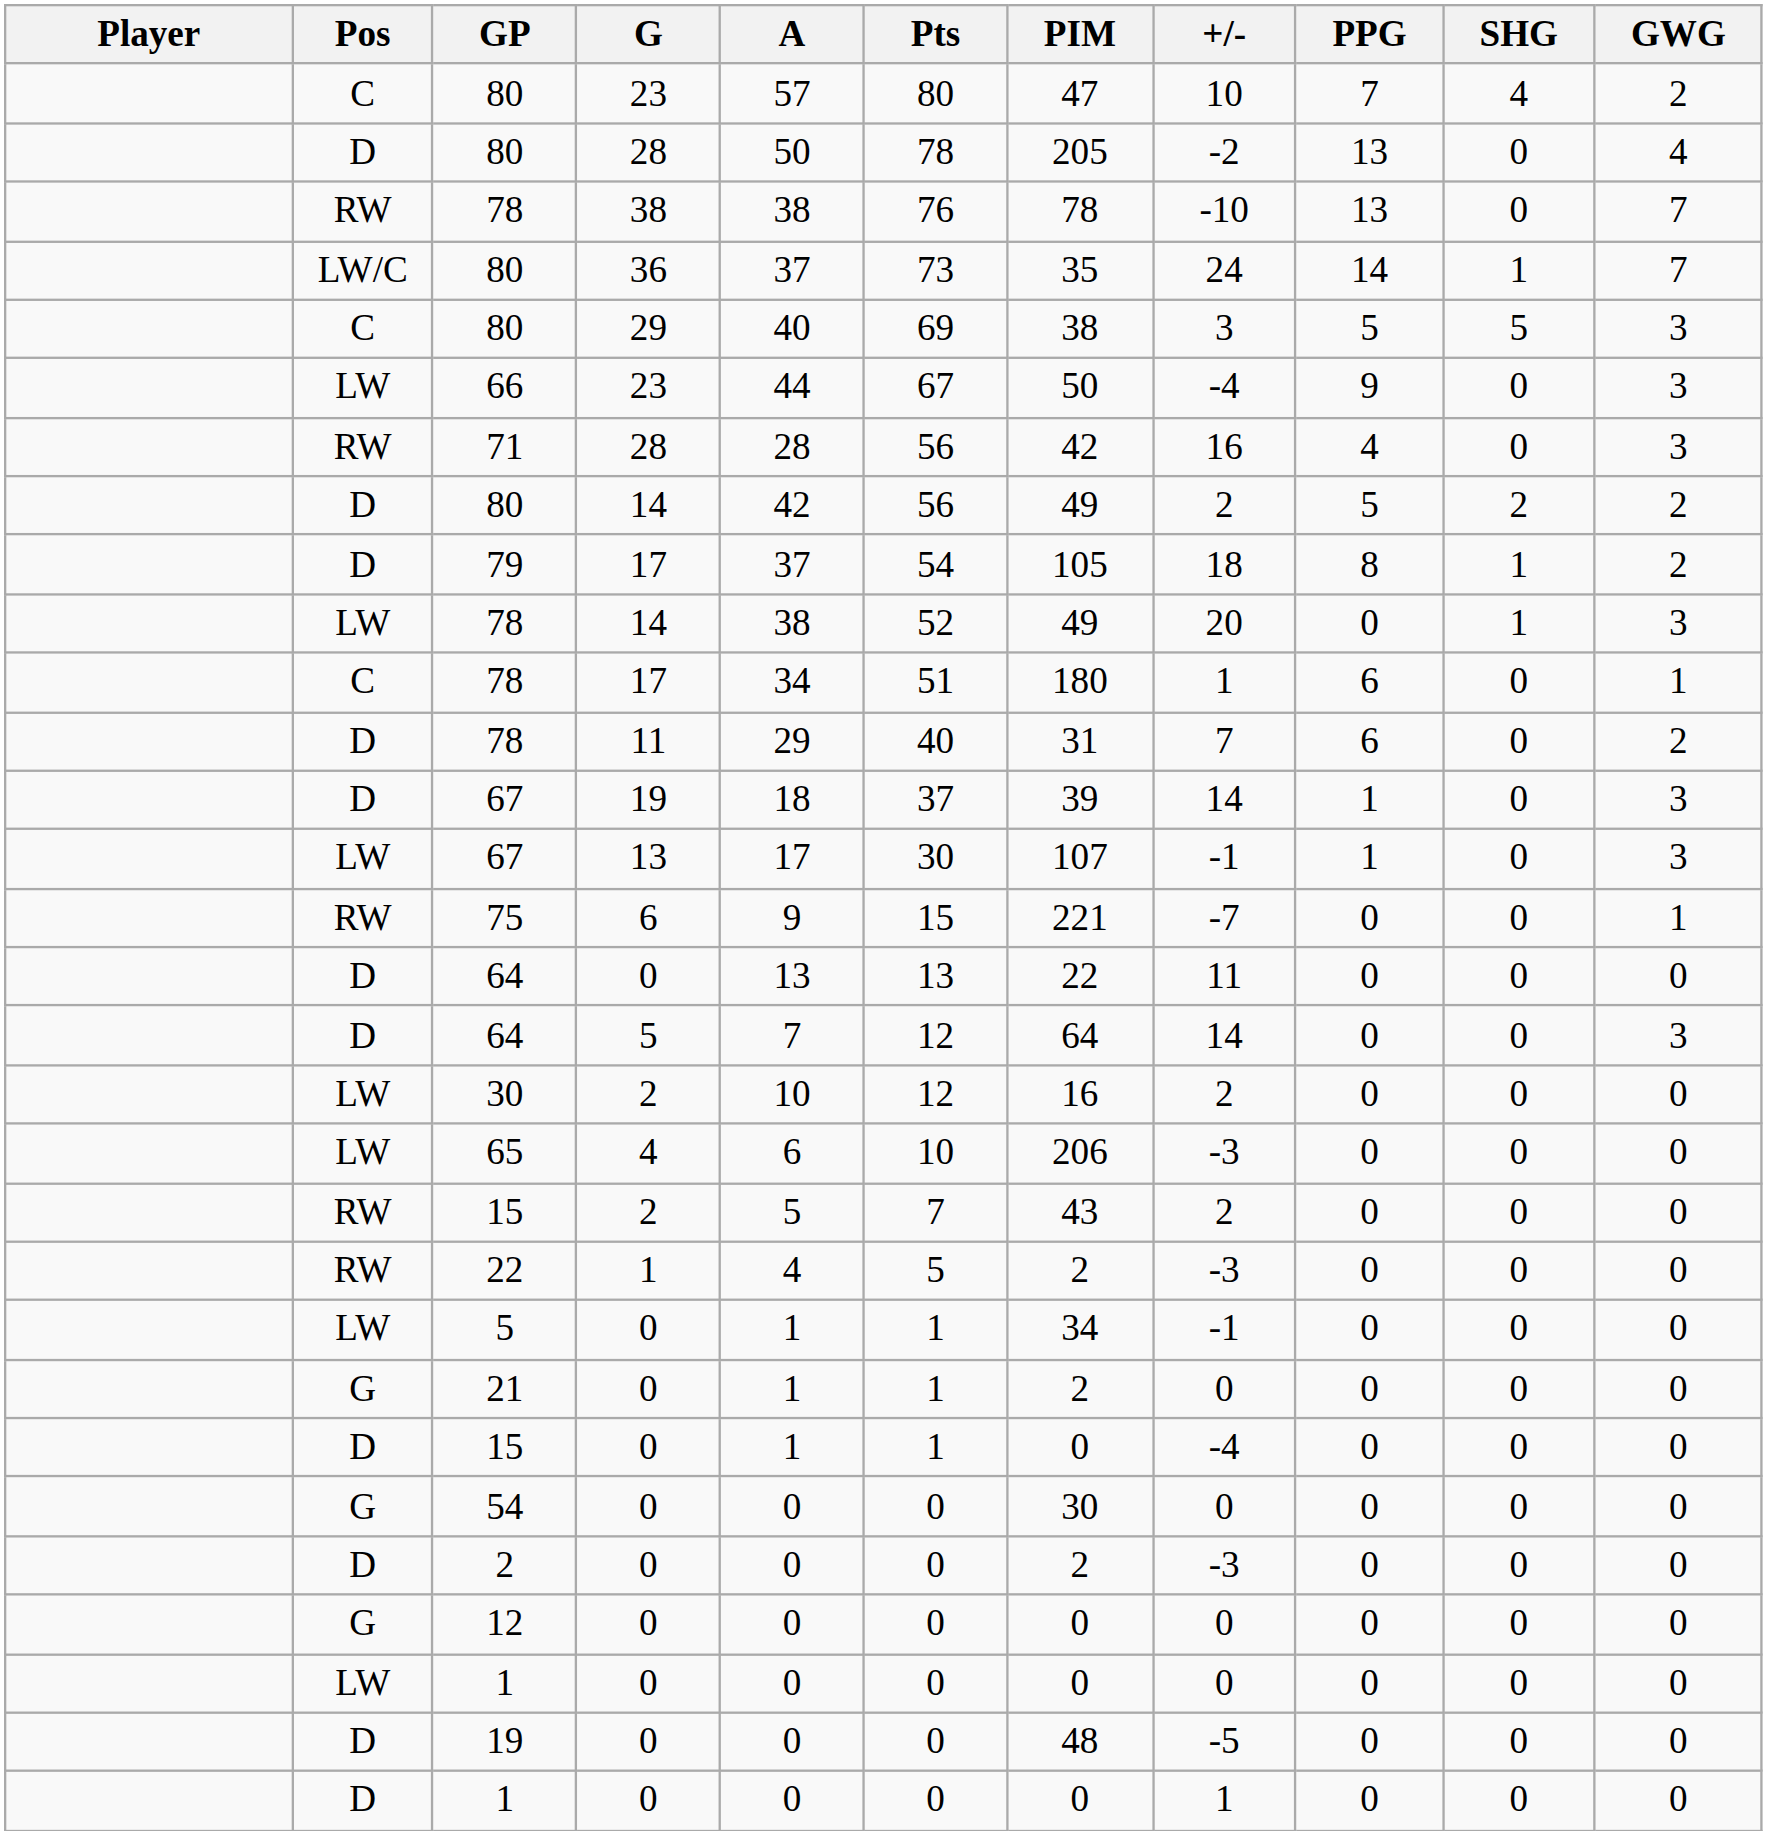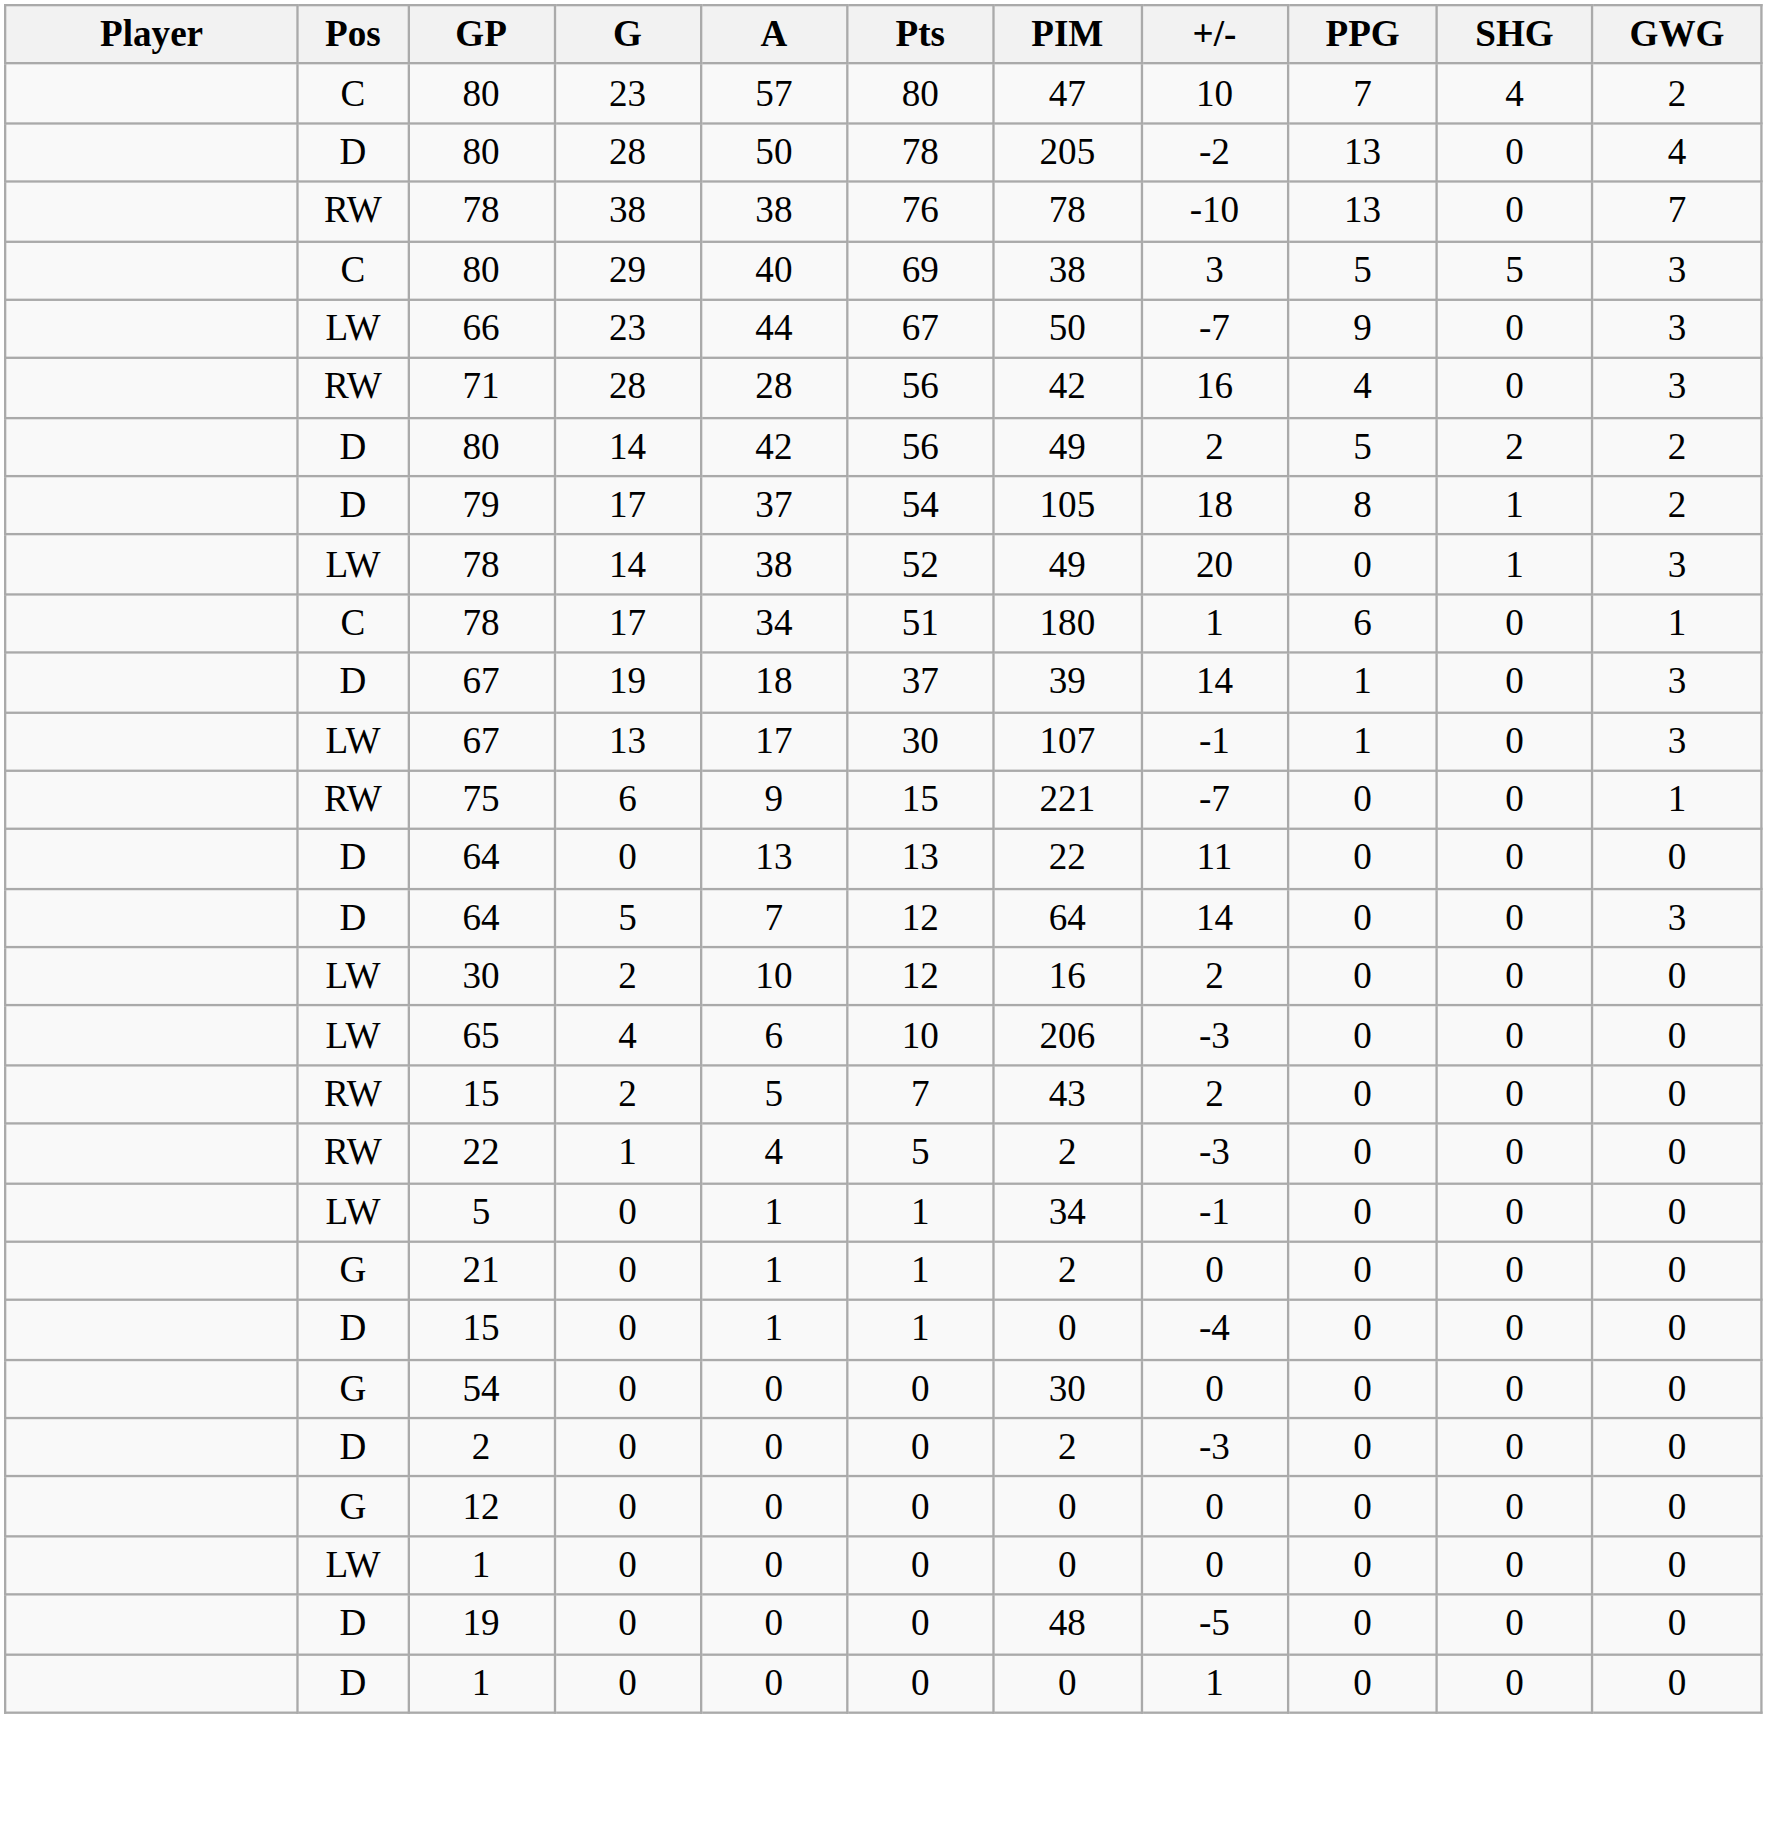- row: (505, 269)
(1224, 387) -4 -> (1214, 328) -7
- row: (505, 740)
